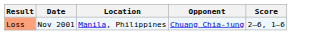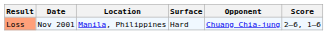+ column: (186, 10)
